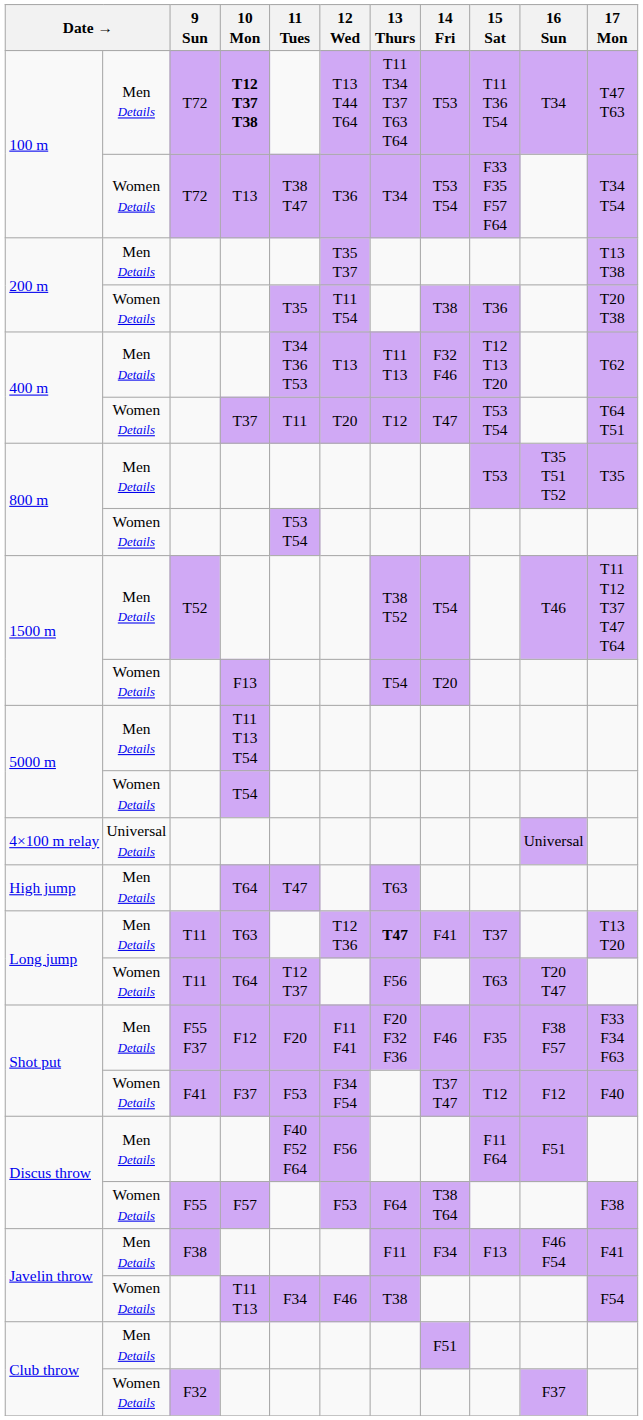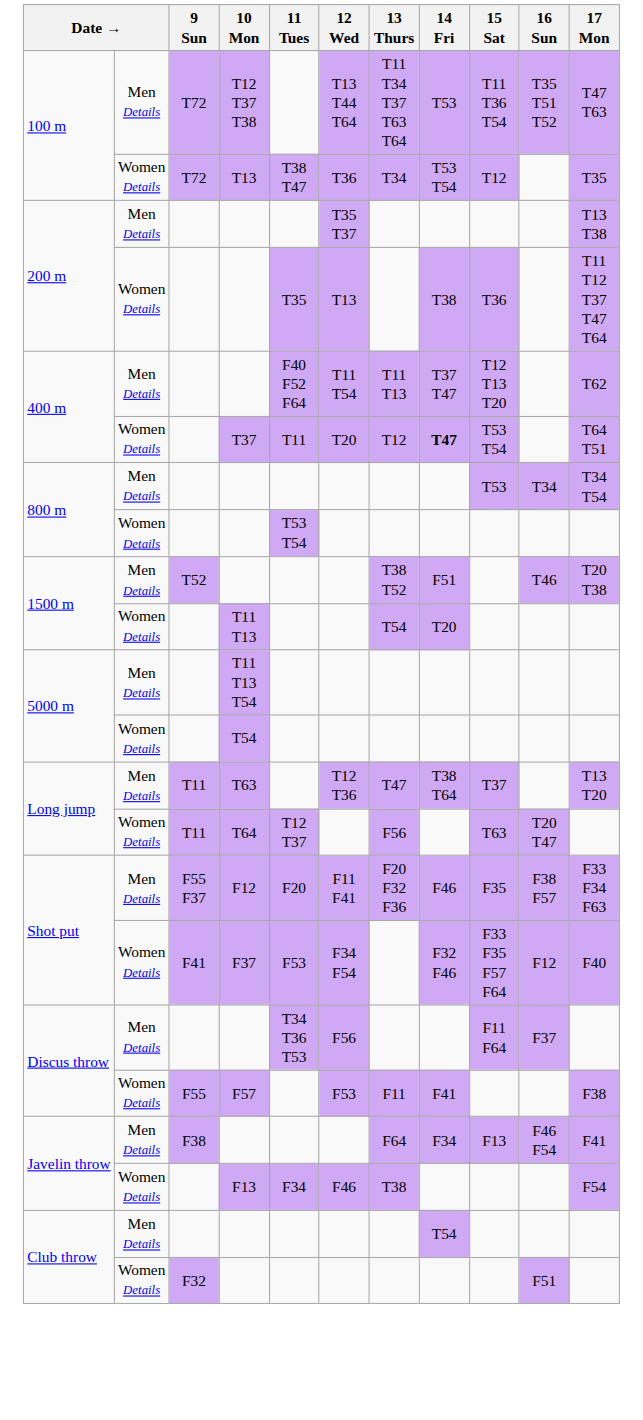(245, 102) bold -> (244, 102) normal
(554, 102) T34 -> (544, 102) T35 T51 T52
(495, 196) F33 F35 F57 F64 -> (494, 177) T12
(612, 196) T34 T54 -> (594, 177) T35
(345, 308) T11 T54 -> (344, 299) T13
(612, 308) T20 T38 -> (594, 299) T11 T12 T37 T47 T64
(295, 364) T34 T36 T53 -> (294, 383) F40 F52 F64
(345, 364) T13 -> (344, 383) T11 T54
(445, 364) F32 F46 -> (444, 383) T37 T47
(445, 420) normal -> (444, 439) bold
(554, 476) T35 T51 T52 -> (544, 486) T34
(612, 476) T35 -> (594, 486) T34 T54
(445, 607) T54 -> (444, 580) F51
(612, 607) T11 T12 T37 T47 T64 -> (594, 580) T20 T38
(245, 682) F13 -> (244, 627) T11 T13
- row: (54, 841)
- row: (42, 888)
(395, 934) bold -> (394, 785) normal
(445, 934) F41 -> (444, 785) T38 T64
(445, 1093) T37 T47 -> (444, 963) F32 F46
(495, 1093) T12 -> (494, 963) F33 F35 F57 F64
(295, 1149) F40 F52 F64 -> (294, 1037) T34 T36 T53
(554, 1149) F51 -> (544, 1037) F37
(395, 1205) F64 -> (394, 1093) F11
(445, 1205) T38 T64 -> (444, 1093) F41
(395, 1252) F11 -> (394, 1140) F64
(245, 1299) T11 T13 -> (244, 1187) F13
(445, 1345) F51 -> (444, 1234) T54
(554, 1392) F37 -> (544, 1280) F51
